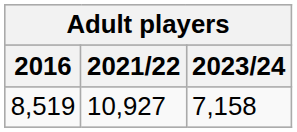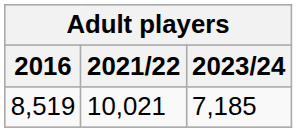(126, 106) 10,927 -> (126, 106) 10,021
(224, 106) 7,158 -> (224, 106) 7,185
